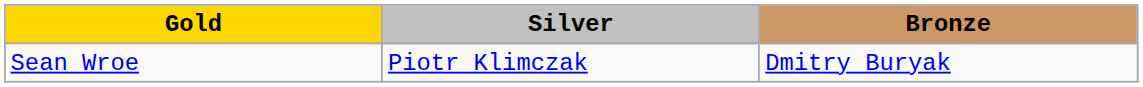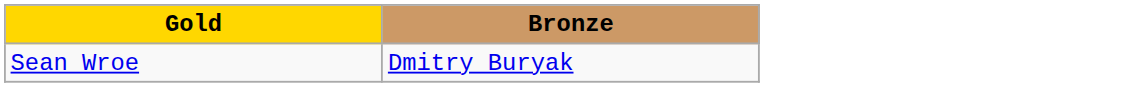- column: (571, 24)
